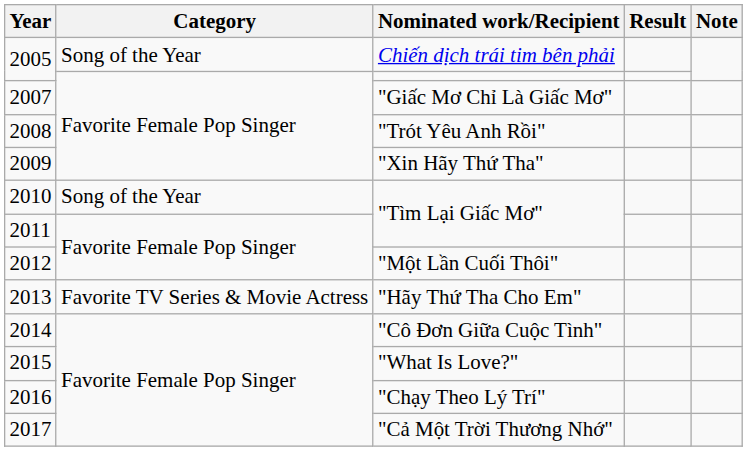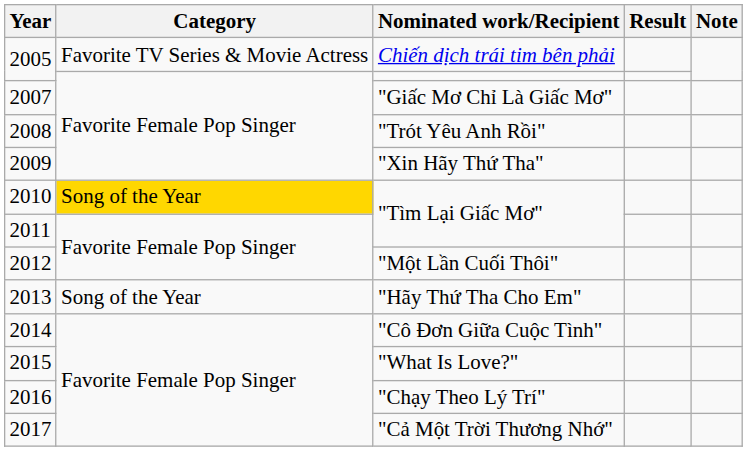(131, 54) Song of the Year -> (215, 54) Favorite TV Series & Movie Actress
(131, 196) no background -> (131, 196) gold background
(215, 296) Favorite TV Series & Movie Actress -> (131, 296) Song of the Year
